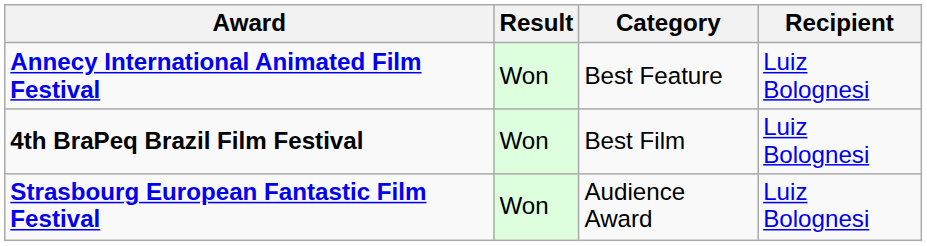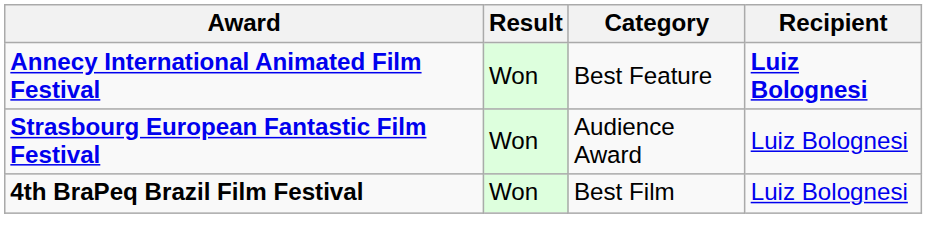(816, 75) normal -> (809, 75) bold
rows swapped: (218, 206) <-> (187, 141)
